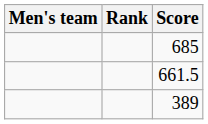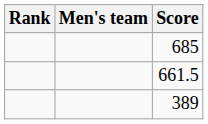columns swapped: (127, 18) <-> (53, 18)
